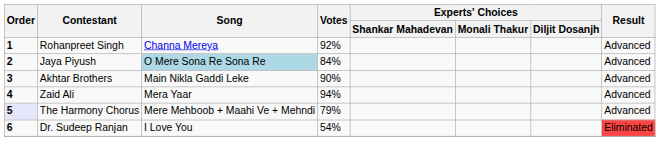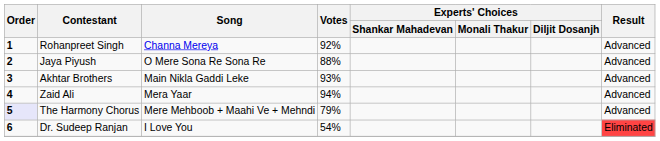(205, 62) lightblue background -> (205, 62) no background
(330, 62) 84% -> (330, 62) 88%
(330, 78) 90% -> (330, 78) 93%
